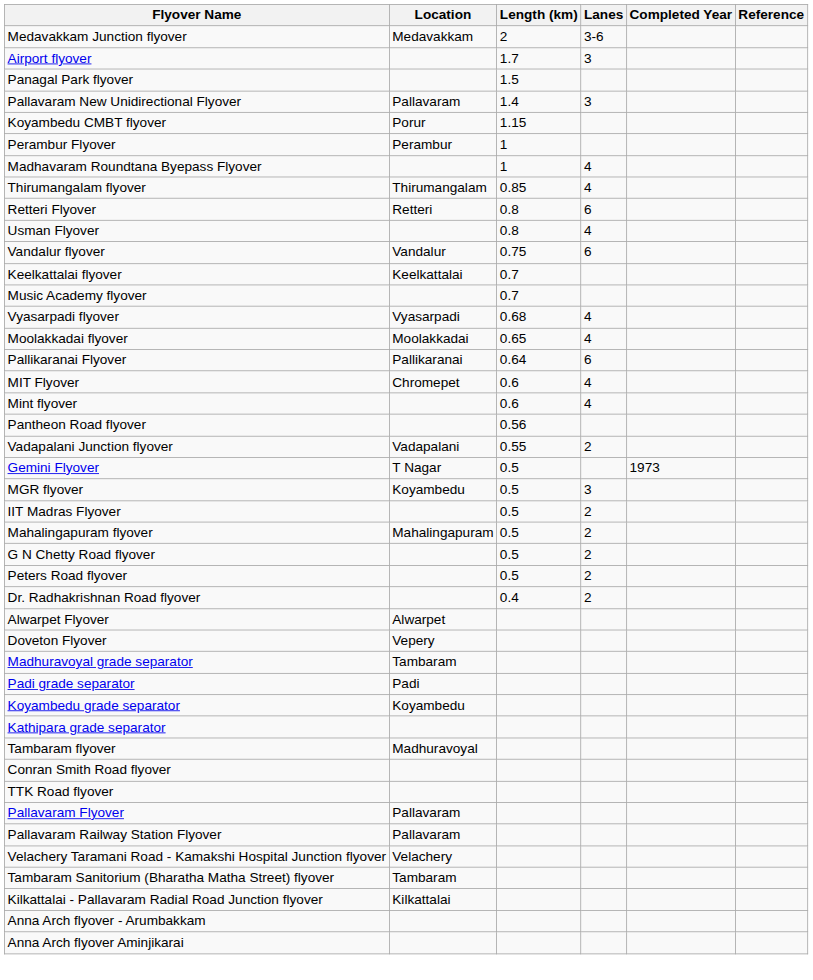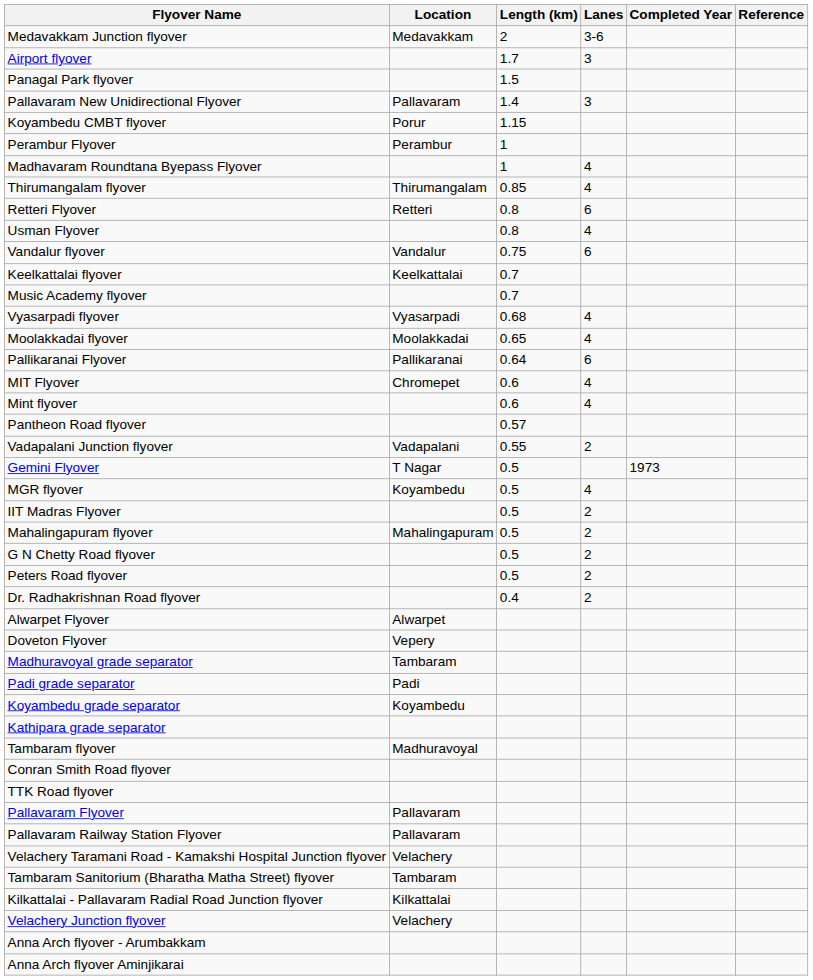(513, 425) 0.56 -> (513, 425) 0.57
(588, 489) 3 -> (588, 489) 4
+ row: (87, 921)
